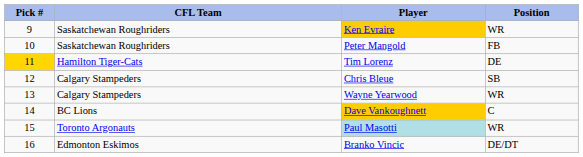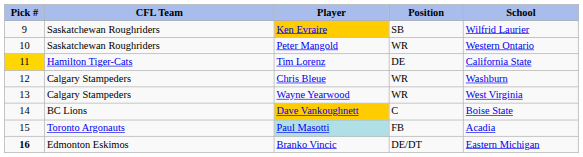+ column: (521, 12)
(496, 29) WR -> (398, 29) SB
(494, 45) FB -> (400, 45) WR
(494, 78) SB -> (400, 78) WR
(496, 128) WR -> (398, 128) FB
(29, 144) normal -> (24, 144) bold
